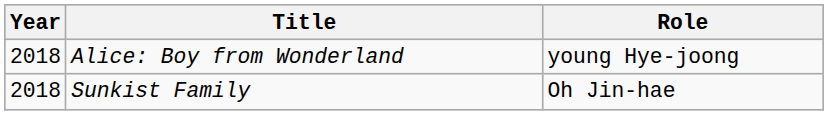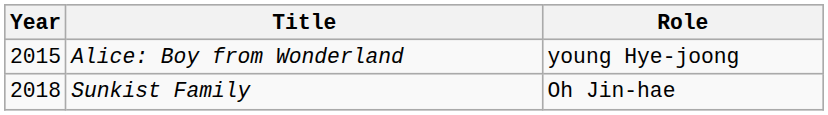(35, 57) 2018 -> (35, 57) 2015
